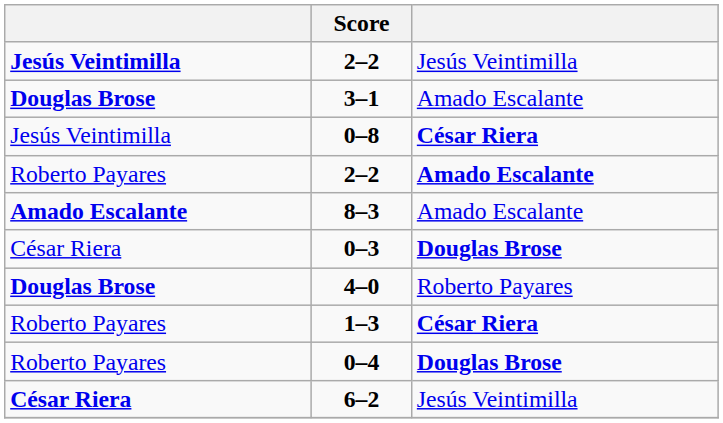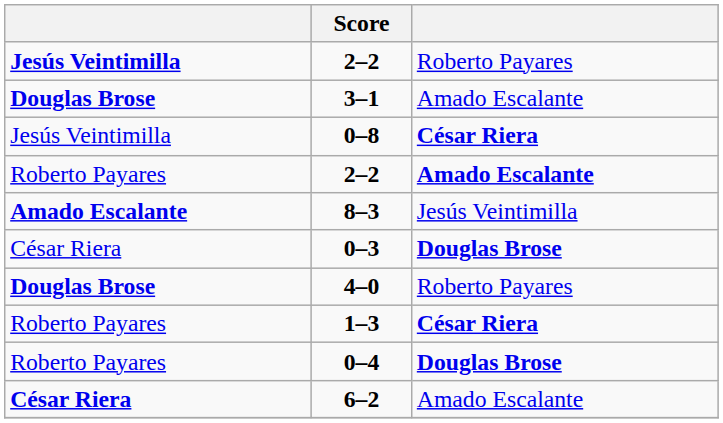(497, 60) Jesús Veintimilla -> (495, 60) Roberto Payares
(500, 211) Amado Escalante -> (497, 211) Jesús Veintimilla
(497, 398) Jesús Veintimilla -> (500, 398) Amado Escalante
